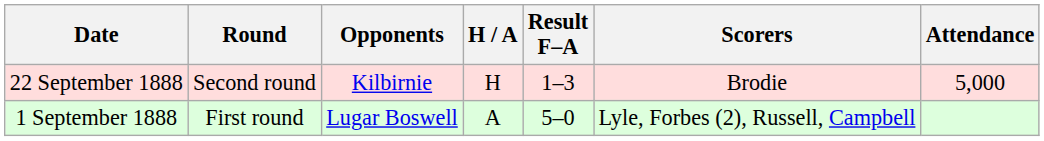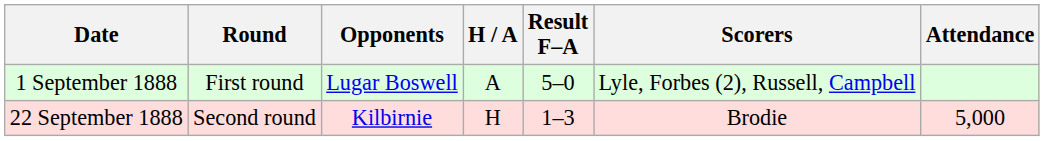rows swapped: (96, 117) <-> (96, 82)
